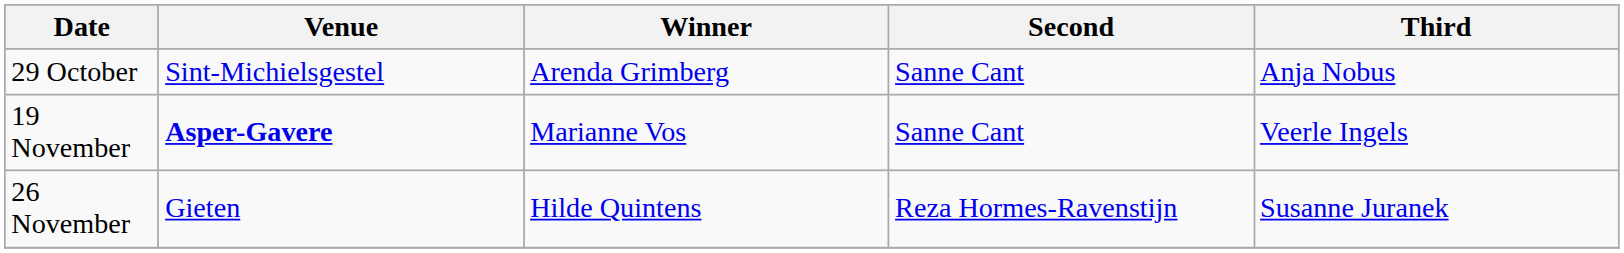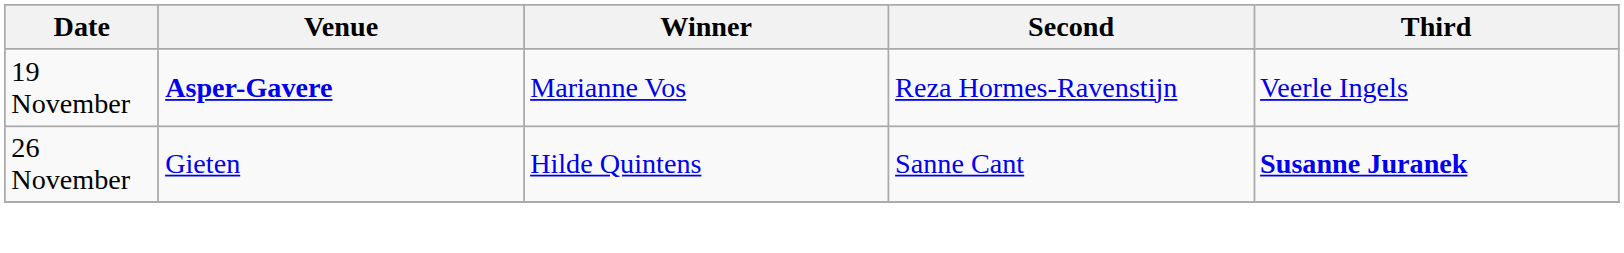- row: (74, 71)
(960, 131) Sanne Cant -> (1036, 87) Reza Hormes-Ravenstijn
(1036, 208) Reza Hormes-Ravenstijn -> (960, 163) Sanne Cant
(1354, 208) normal -> (1364, 163) bold
